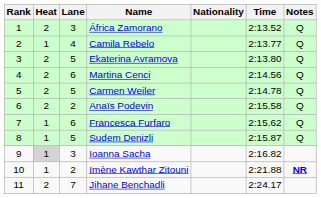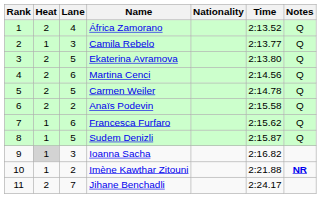(73, 28) 3 -> (73, 28) 4
(73, 43) 4 -> (73, 43) 3
